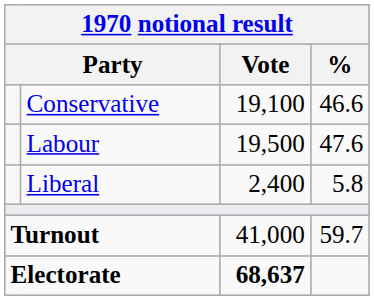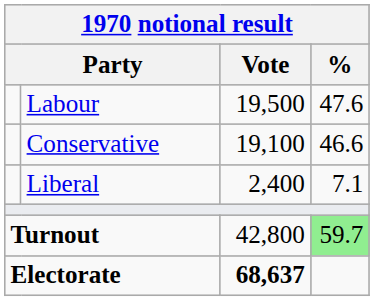rows swapped: (63, 143) <-> (93, 104)
(348, 183) 5.8 -> (348, 183) 7.1
(270, 235) 41,000 -> (270, 235) 42,800
(341, 235) no background -> (341, 235) lightgreen background
